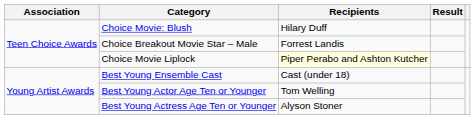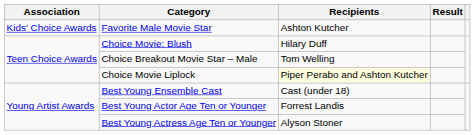+ row: (157, 28)
(312, 43) Forrest Landis -> (308, 59) Tom Welling
(308, 91) Tom Welling -> (312, 106) Forrest Landis
